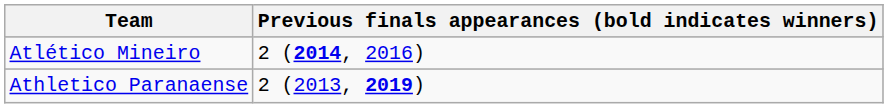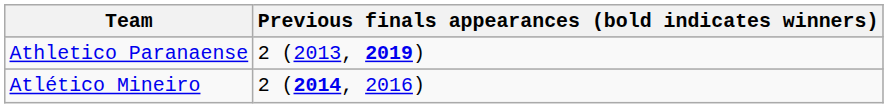rows swapped: (105, 53) <-> (129, 86)
